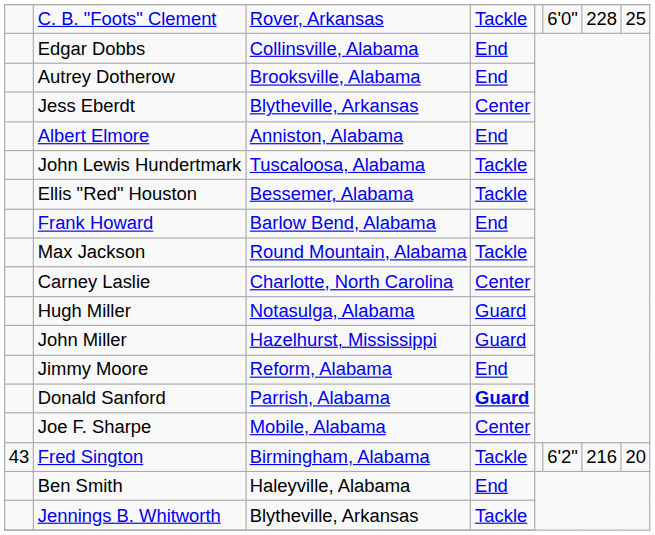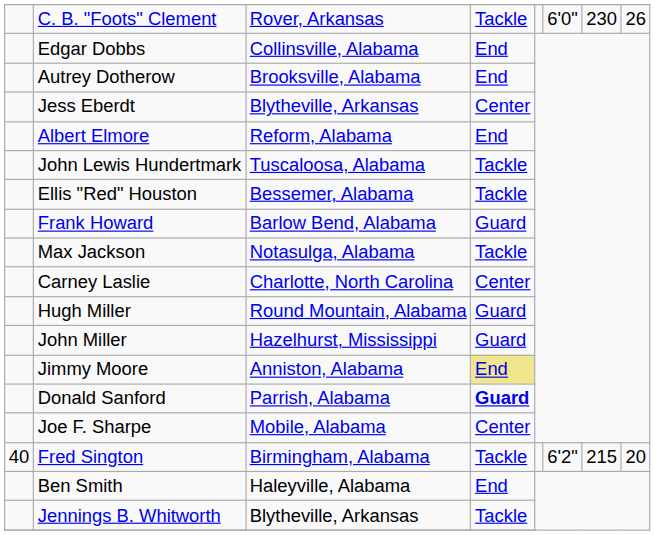(602, 19) 228 -> (602, 19) 230
(636, 19) 25 -> (636, 19) 26
(326, 135) Anniston, Alabama -> (321, 135) Reform, Alabama
(491, 223) End -> (501, 223) Guard
(358, 252) Round Mountain, Alabama -> (332, 252) Notasulga, Alabama
(332, 310) Notasulga, Alabama -> (358, 310) Round Mountain, Alabama
(321, 369) Reform, Alabama -> (326, 369) Anniston, Alabama
(491, 369) no background -> (491, 369) khaki background
(19, 456) 43 -> (19, 456) 40
(602, 456) 216 -> (602, 456) 215
